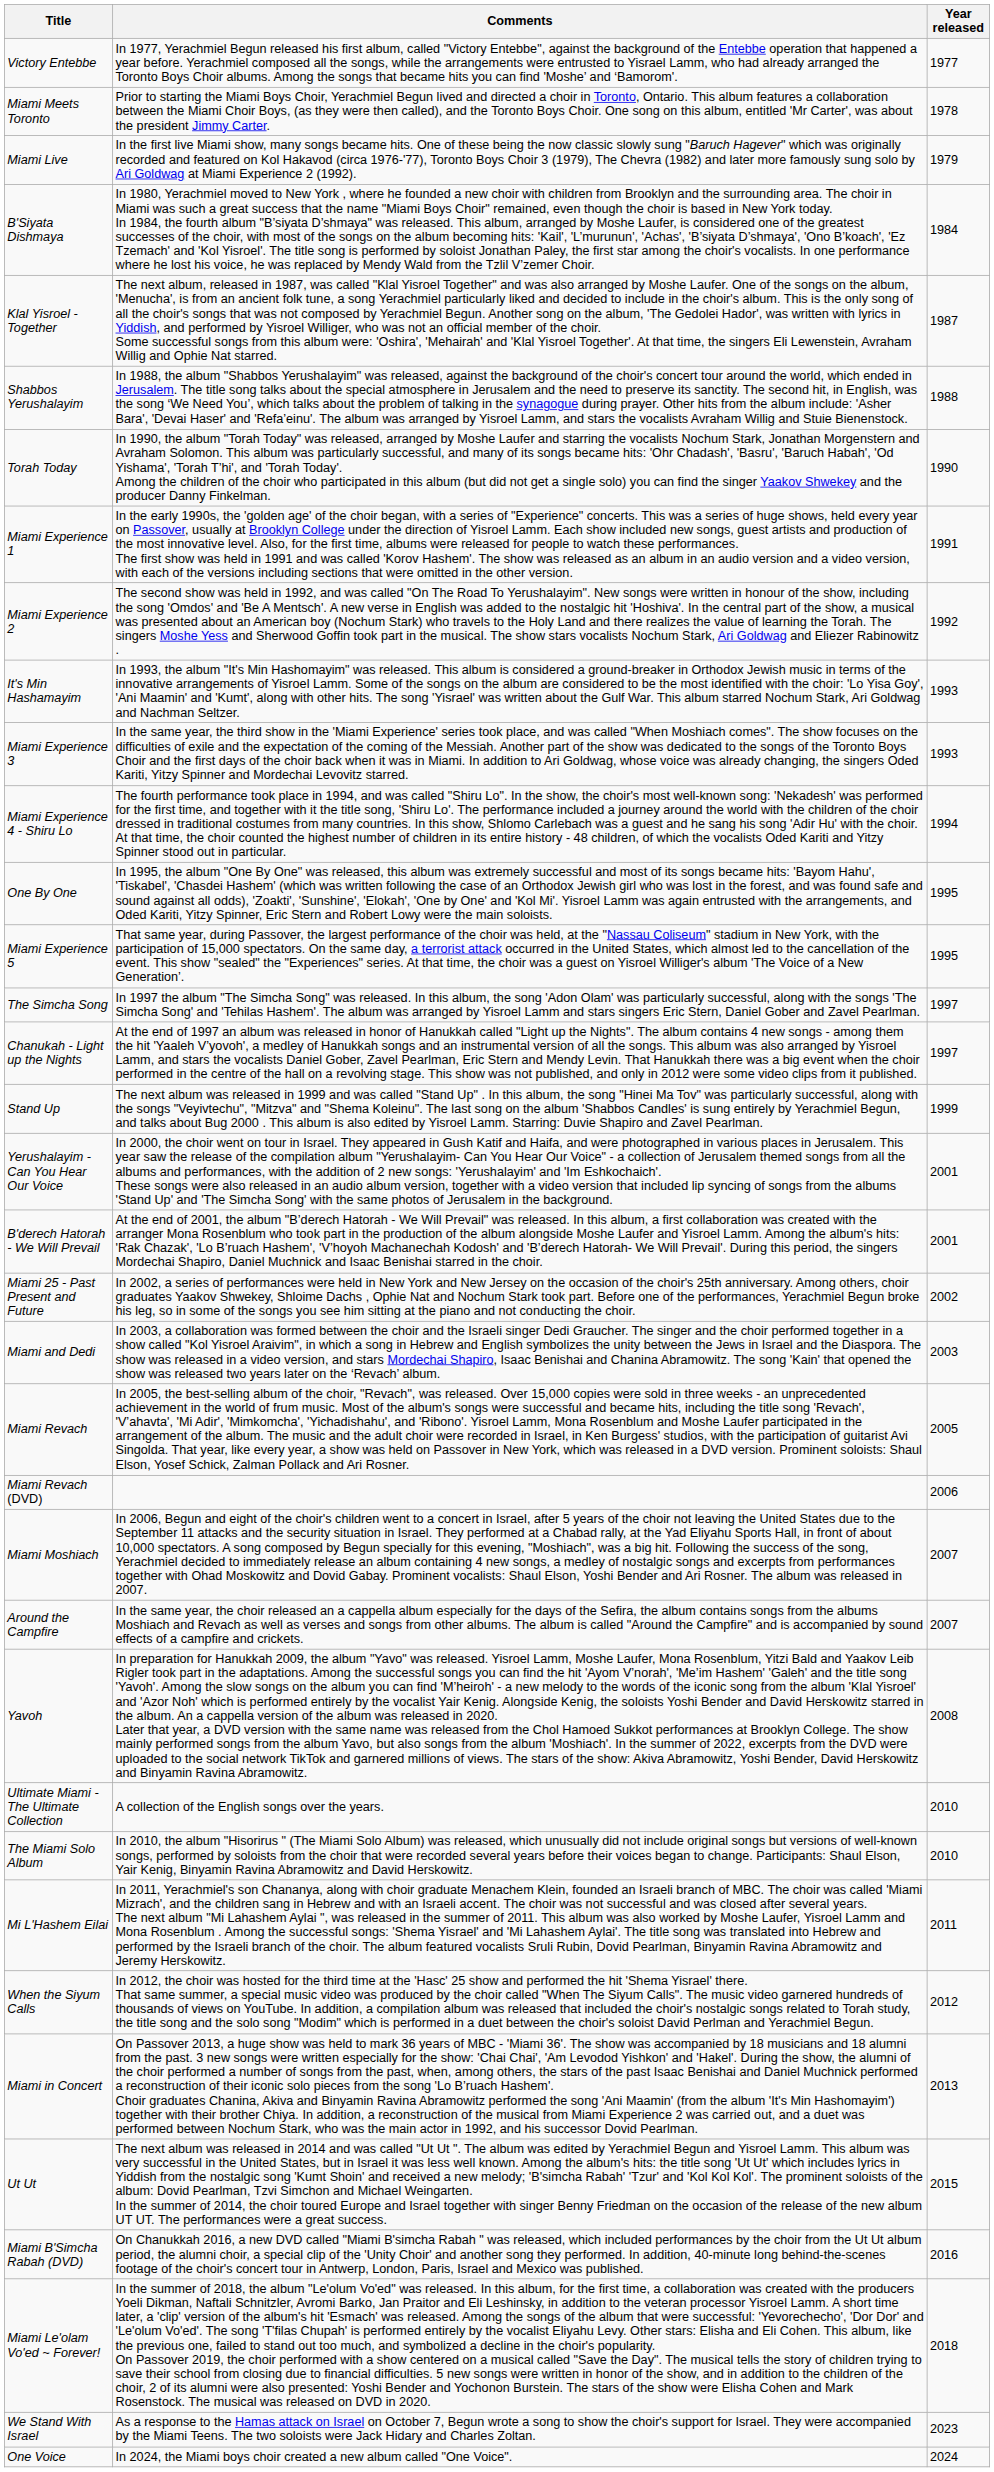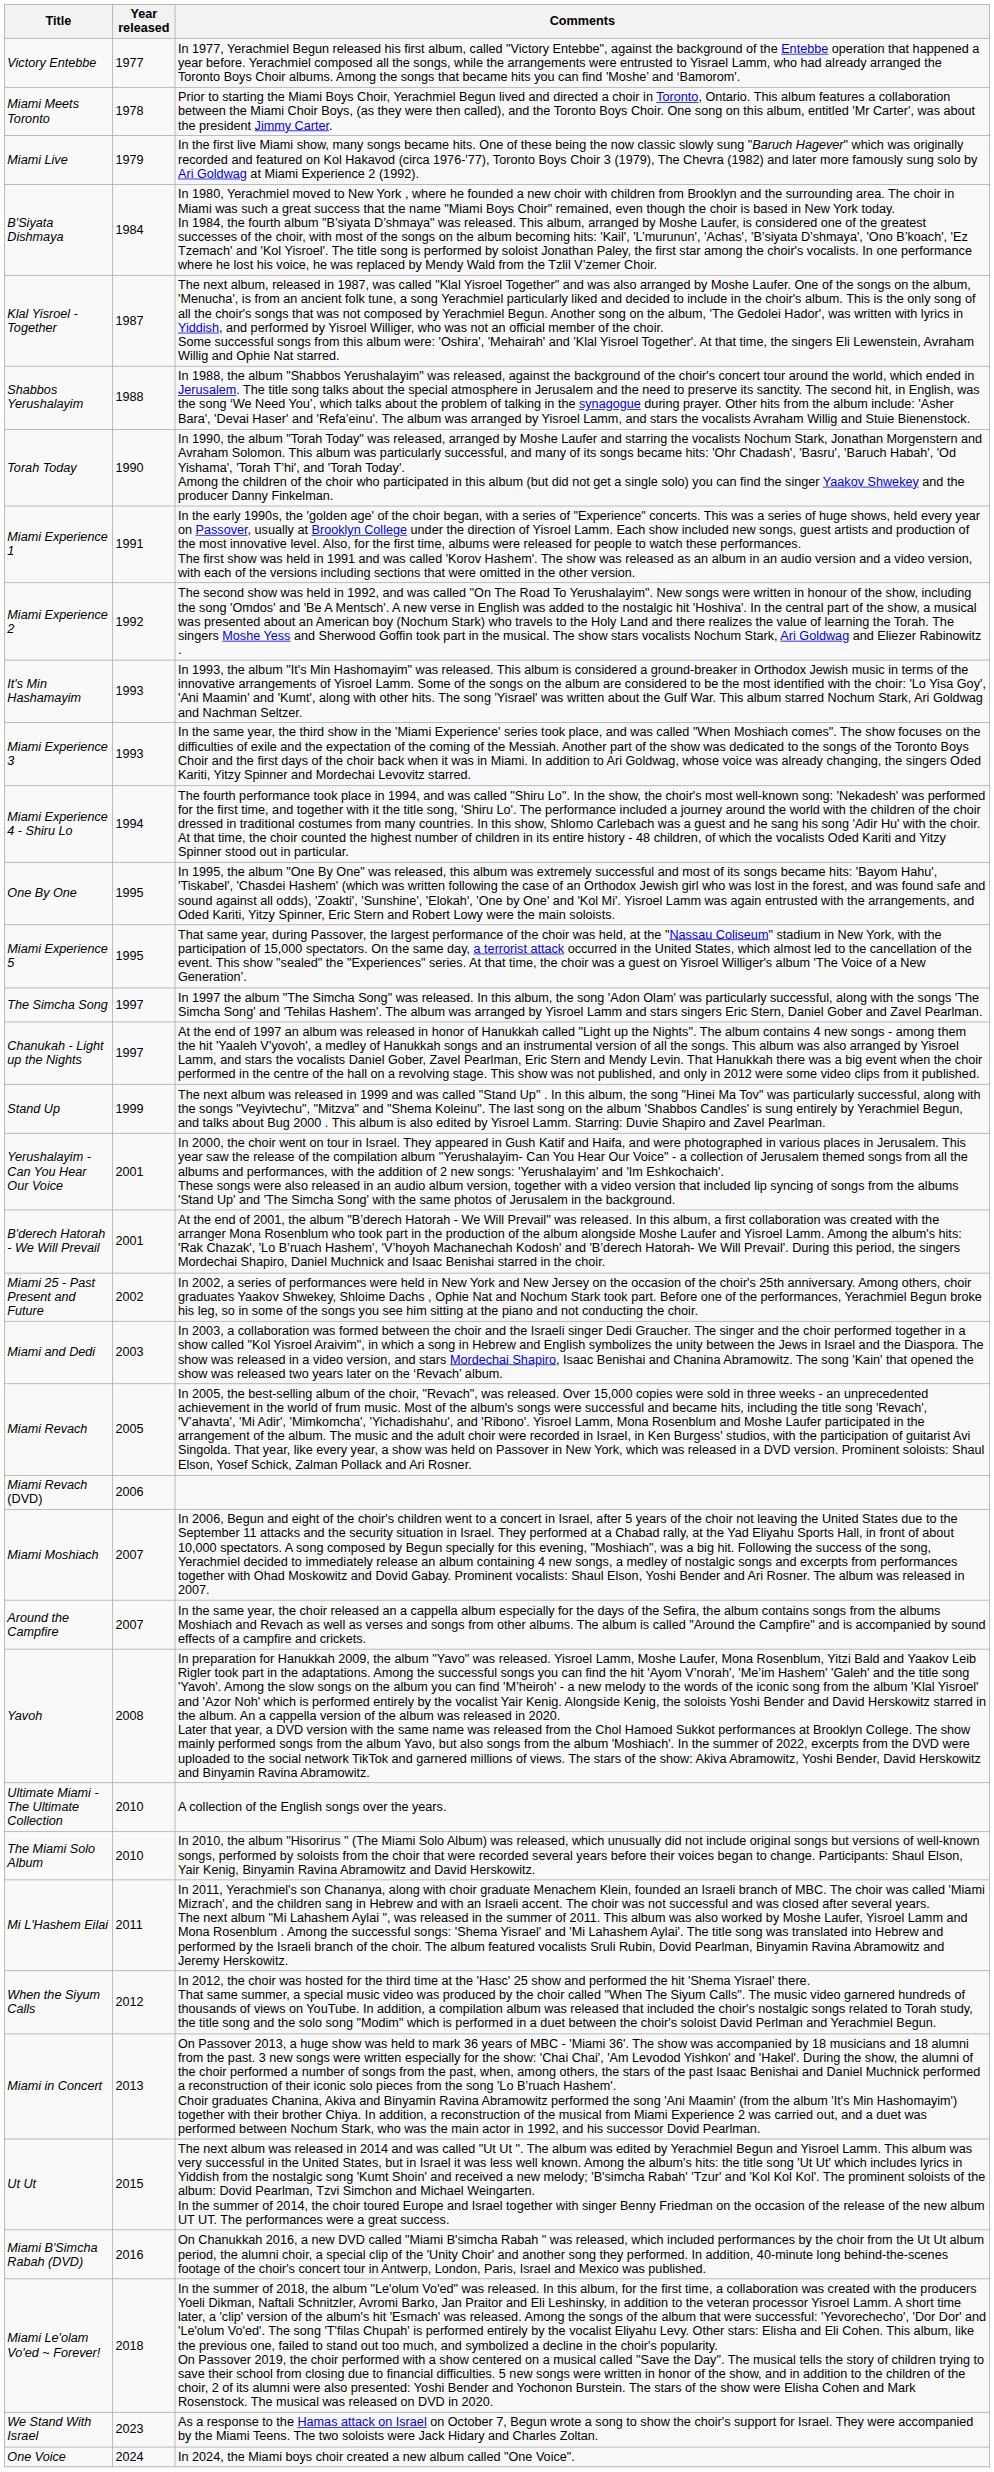columns swapped: (958, 21) <-> (520, 21)
